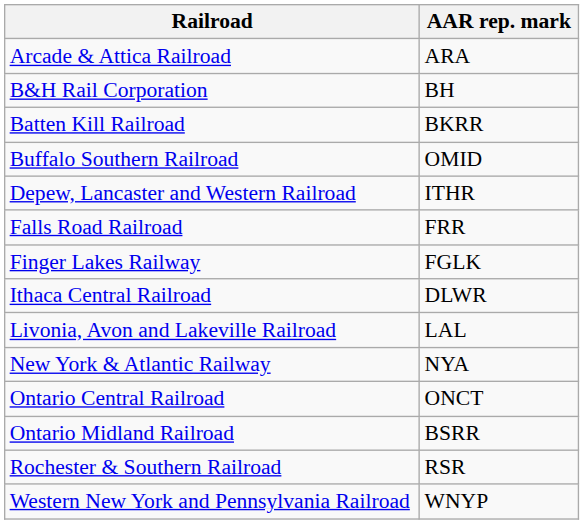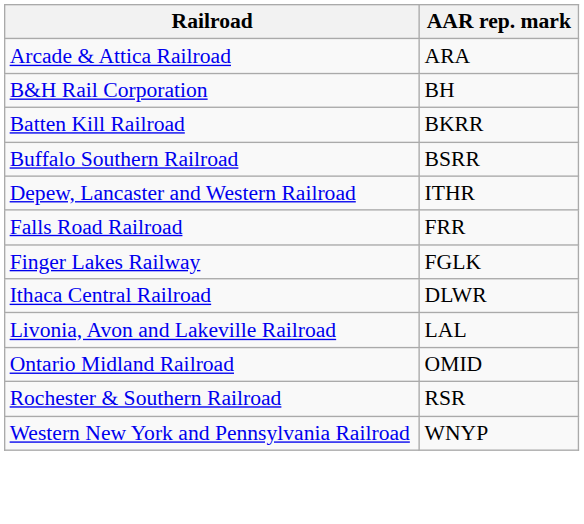(453, 158) OMID -> (452, 158) BSRR
- row: (140, 364)
- row: (117, 398)
(452, 432) BSRR -> (453, 364) OMID
